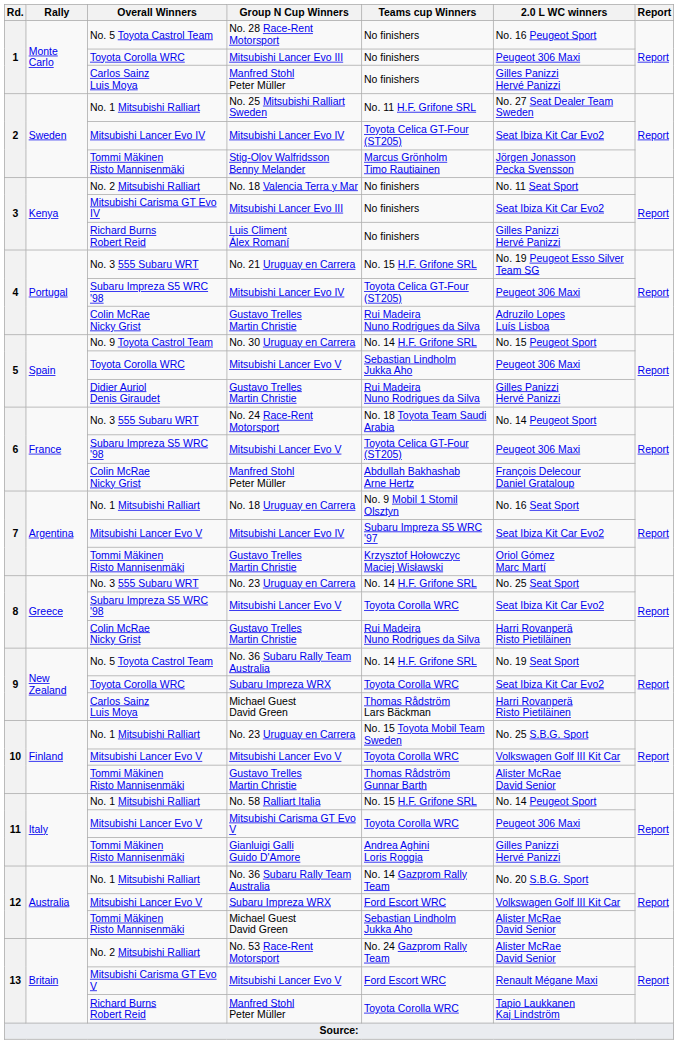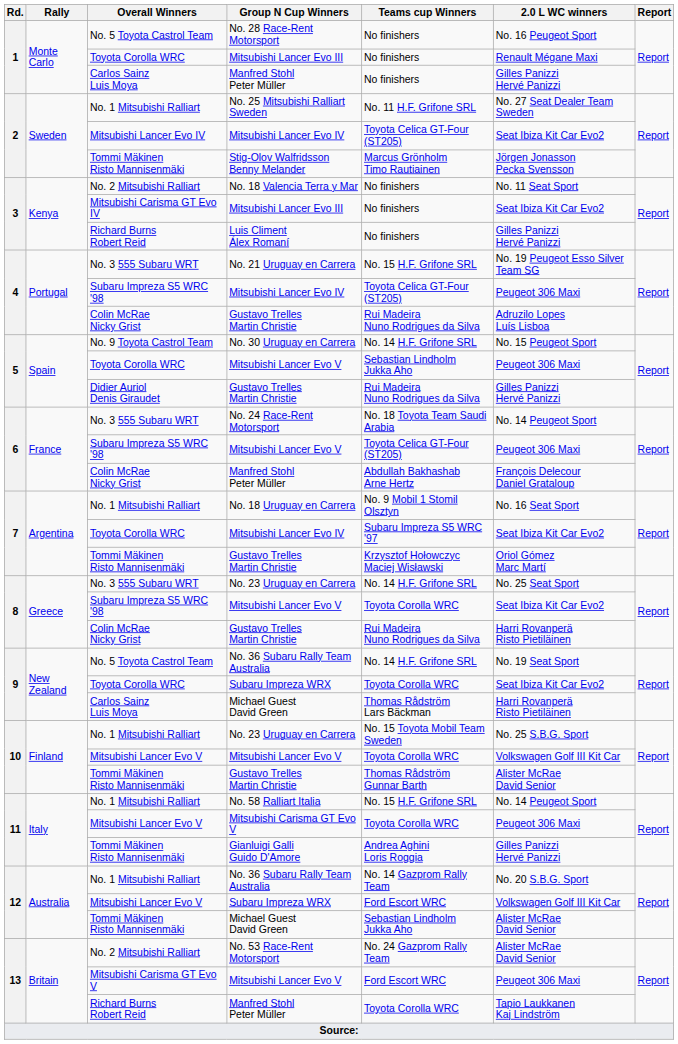(538, 57) Peugeot 306 Maxi -> (547, 57) Renault Mégane Maxi
(146, 533) Mitsubishi Lancer Evo V -> (137, 533) Toyota Corolla WRC
(547, 980) Renault Mégane Maxi -> (538, 980) Peugeot 306 Maxi
